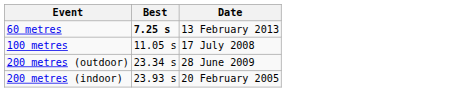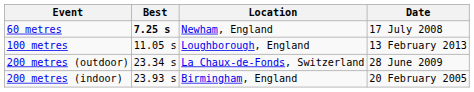+ column: (273, 13)
(230, 29) 13 February 2013 -> (406, 29) 17 July 2008
(218, 46) 17 July 2008 -> (418, 46) 13 February 2013
